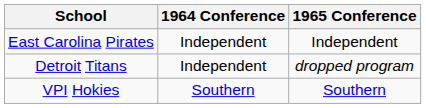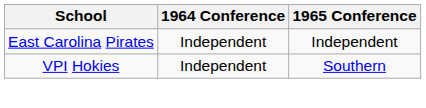- row: (81, 66)
(223, 90) Southern -> (223, 66) Independent
